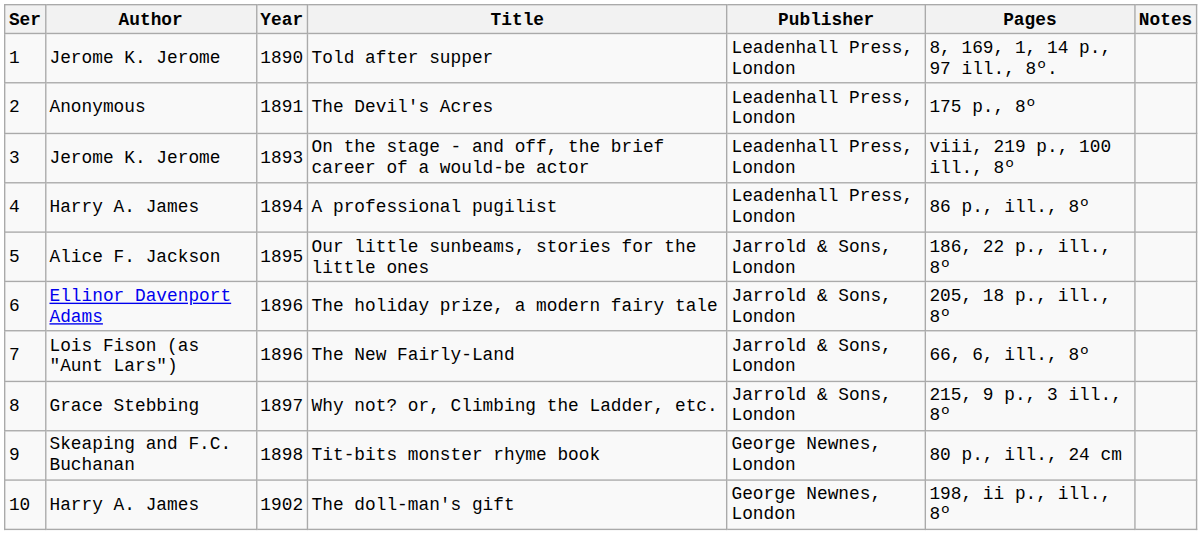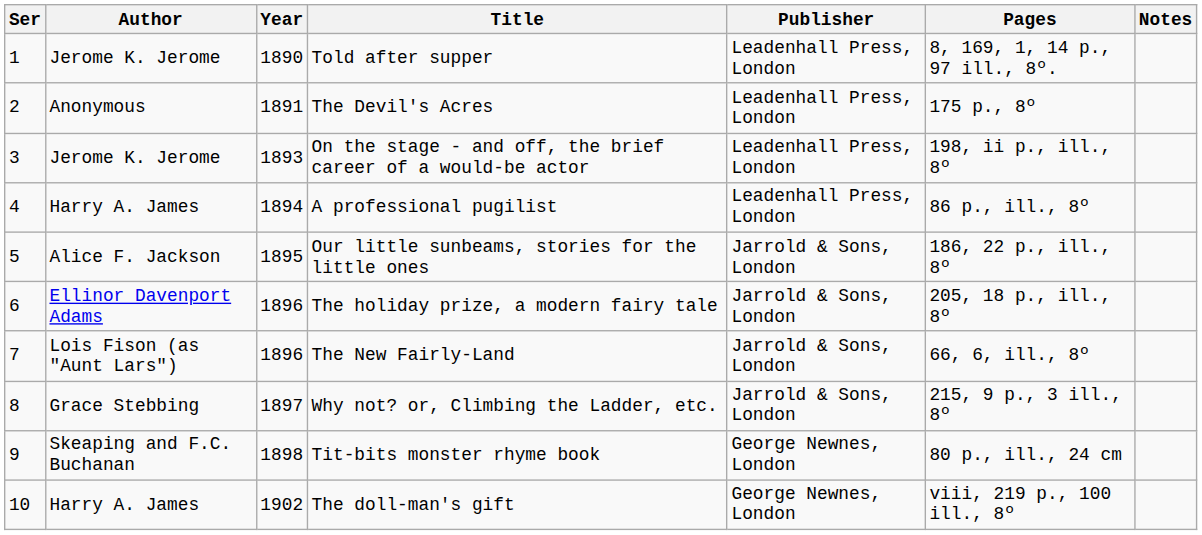(1020, 158) viii, 219 p., 100 ill., 8º -> (1020, 158) 198, ii p., ill., 8º
(1020, 505) 198, ii p., ill., 8º -> (1020, 505) viii, 219 p., 100 ill., 8º
